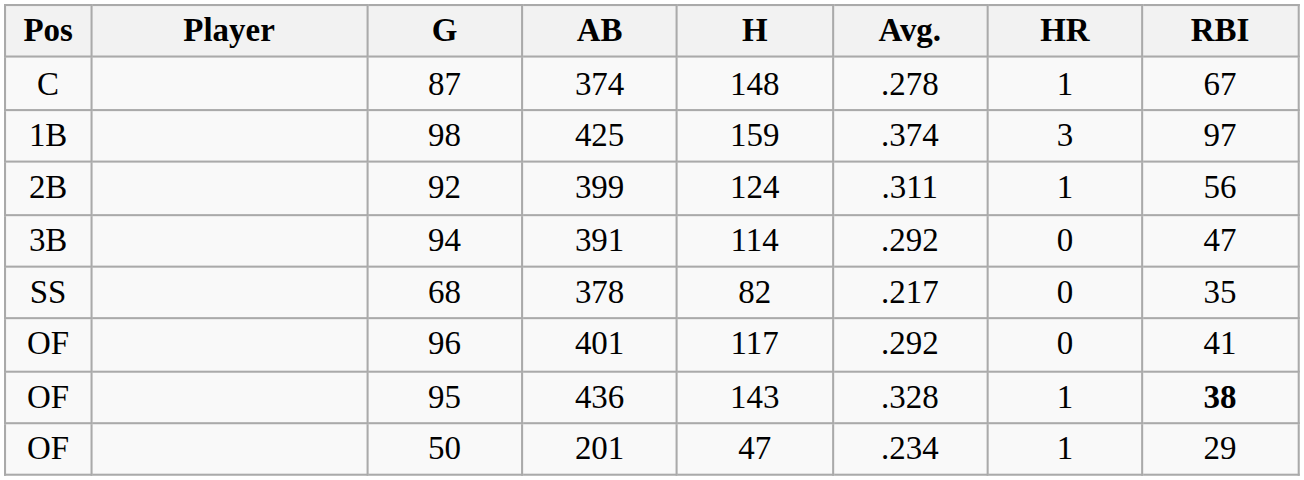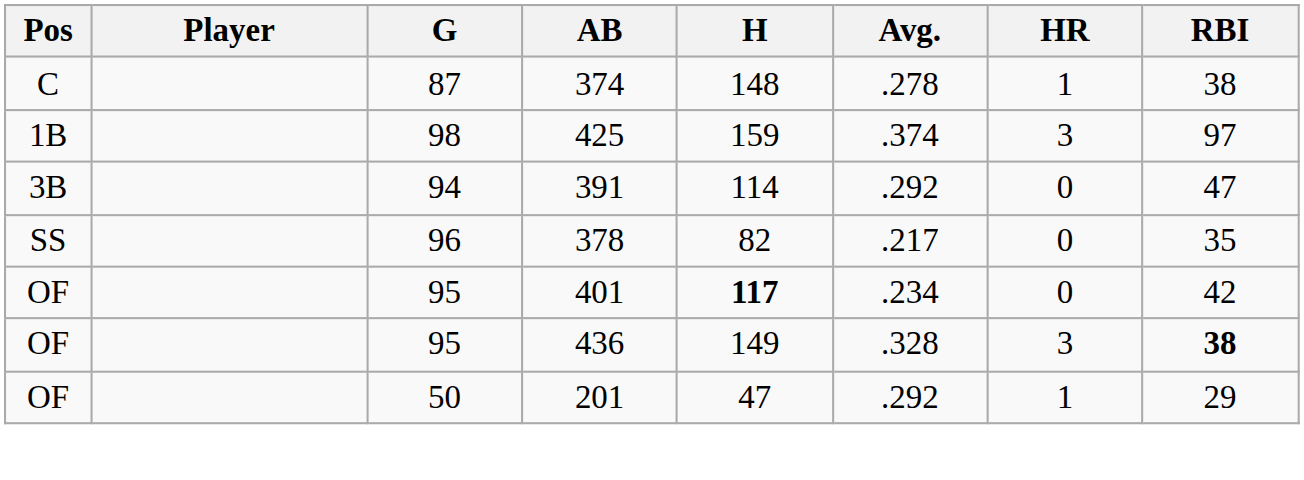(1220, 82) 67 -> (1220, 82) 38
- row: (600, 187)
(444, 291) 68 -> (444, 239) 96
(444, 344) 96 -> (444, 291) 95
(755, 344) normal -> (755, 291) bold
(910, 344) .292 -> (910, 291) .234
(1220, 344) 41 -> (1220, 291) 42
(755, 396) 143 -> (755, 344) 149
(1065, 396) 1 -> (1065, 344) 3
(910, 448) .234 -> (910, 396) .292
